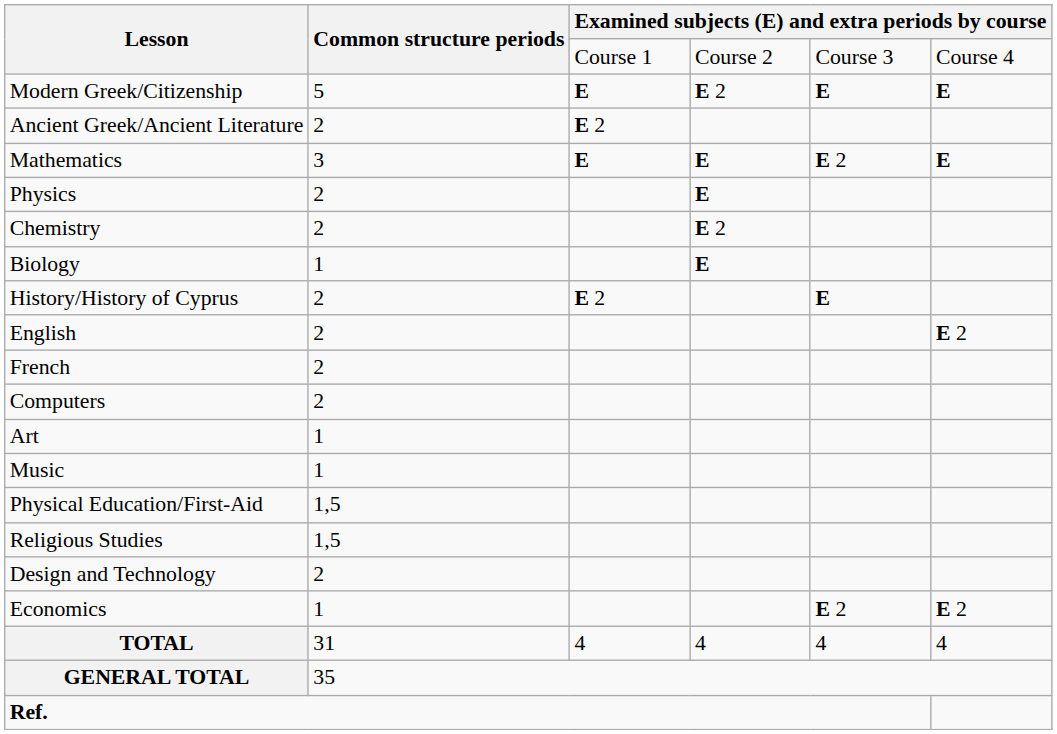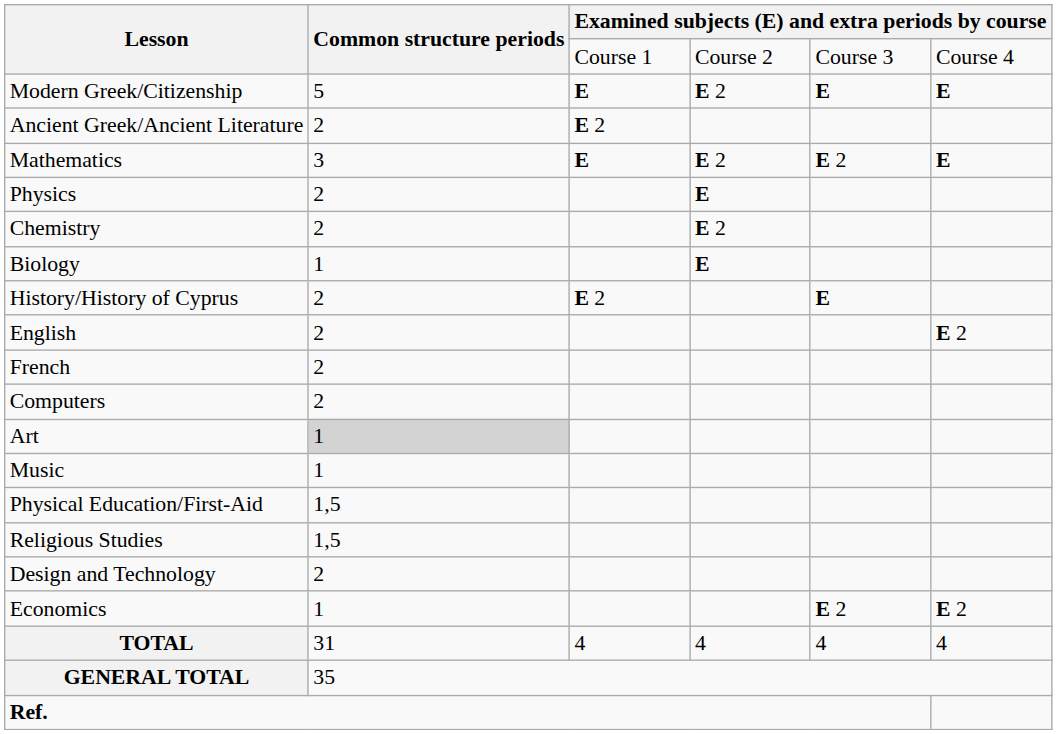(702, 159) E -> (710, 159) E 2
(319, 435) no background -> (319, 435) lightgrey background
